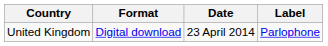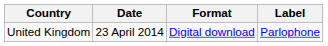columns swapped: (221, 13) <-> (138, 13)
